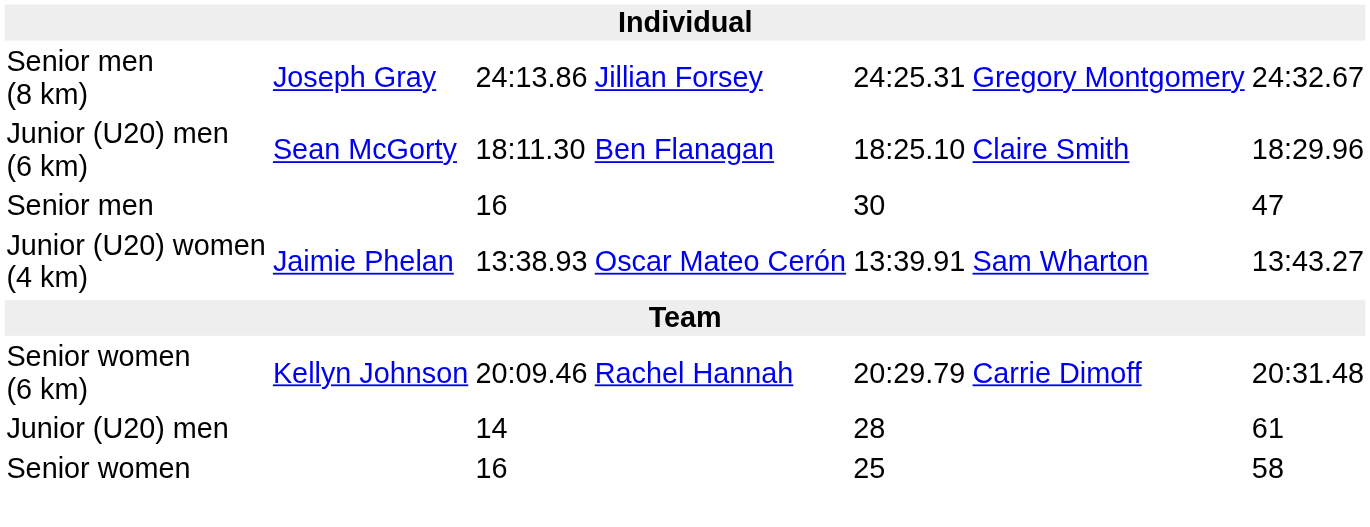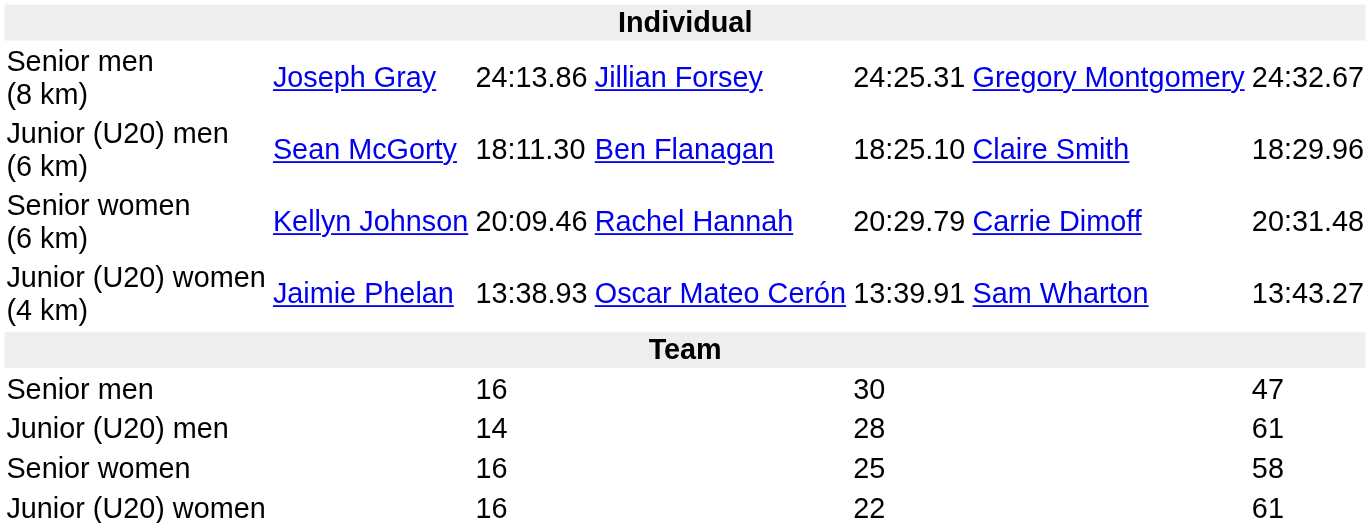rows swapped: (98, 373) <-> (80, 205)
+ row: (136, 508)
